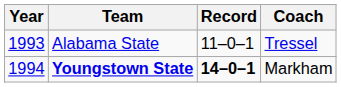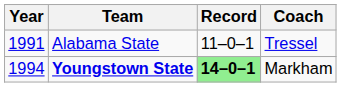(26, 43) 1993 -> (26, 43) 1991
(228, 69) no background -> (228, 69) lightgreen background
